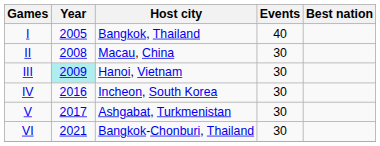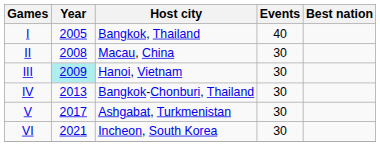(73, 92) 2016 -> (73, 92) 2013
(158, 92) Incheon, South Korea -> (176, 92) Bangkok-Chonburi, Thailand
(176, 131) Bangkok-Chonburi, Thailand -> (158, 131) Incheon, South Korea
